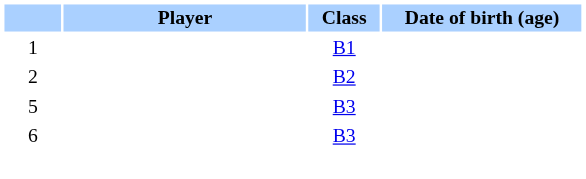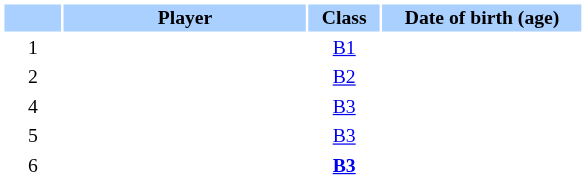+ row: (33, 106)
(344, 135) normal -> (344, 165) bold
